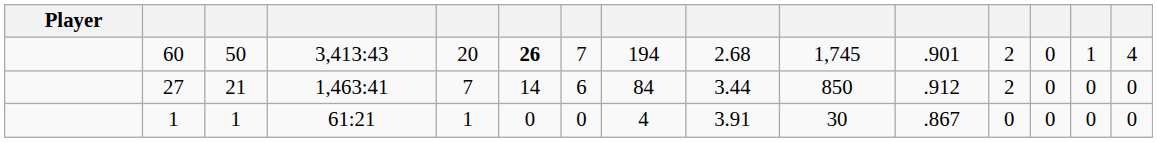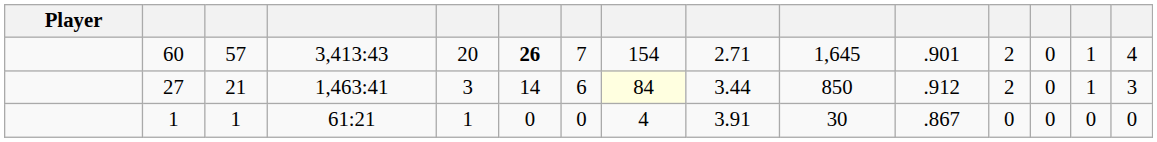(236, 53) 50 -> (236, 53) 57
(644, 53) 194 -> (644, 53) 154
(732, 53) 2.68 -> (732, 53) 2.71
(837, 53) 1,745 -> (837, 53) 1,645
(468, 86) 7 -> (468, 86) 3
(644, 86) no background -> (644, 86) lightyellow background
(1091, 86) 0 -> (1091, 86) 1
(1132, 86) 0 -> (1132, 86) 3
